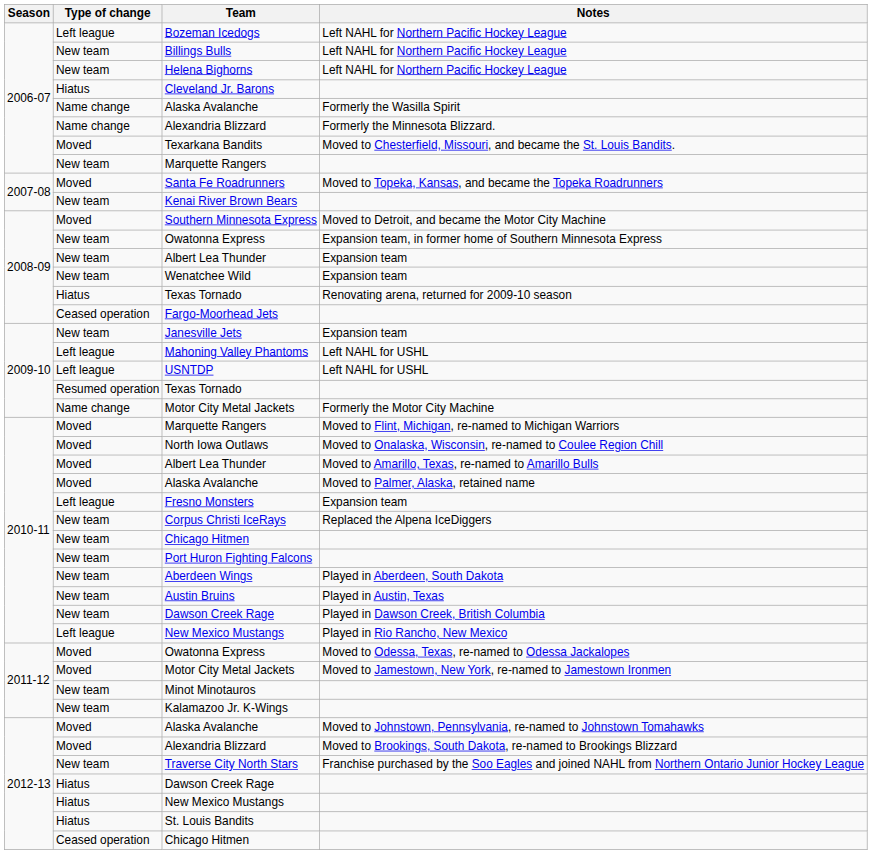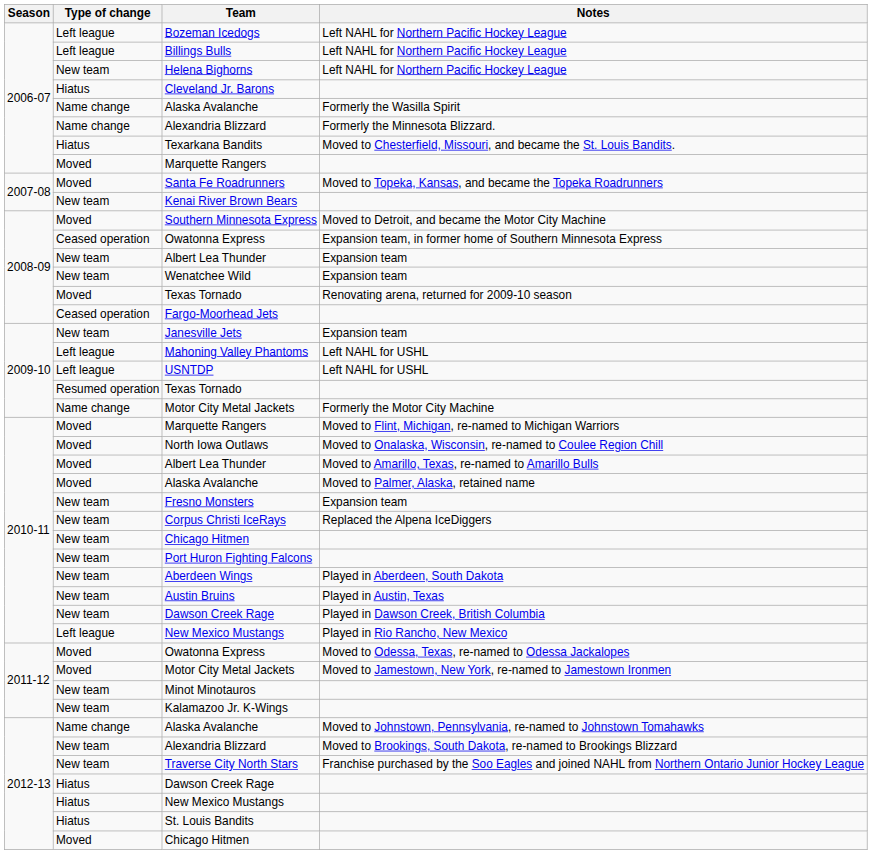(83, 51) New team -> (85, 51) Left league
(74, 145) Moved -> (73, 145) Hiatus
(83, 164) New team -> (74, 164) Moved
(83, 239) New team -> (103, 239) Ceased operation
(73, 295) Hiatus -> (74, 295) Moved
(85, 502) Left league -> (83, 502) New team
(74, 727) Moved -> (93, 727) Name change
(74, 746) Moved -> (83, 746) New team
(103, 840) Ceased operation -> (74, 840) Moved
